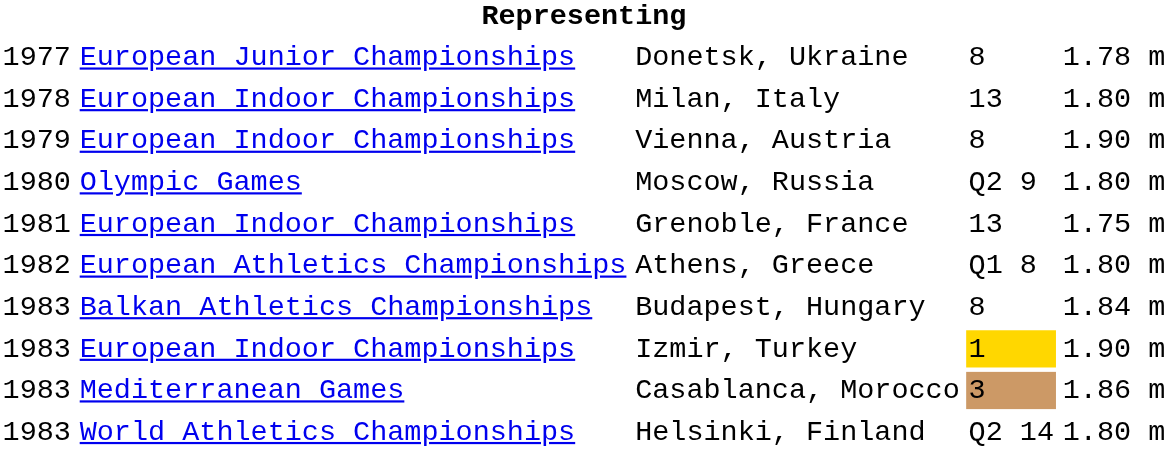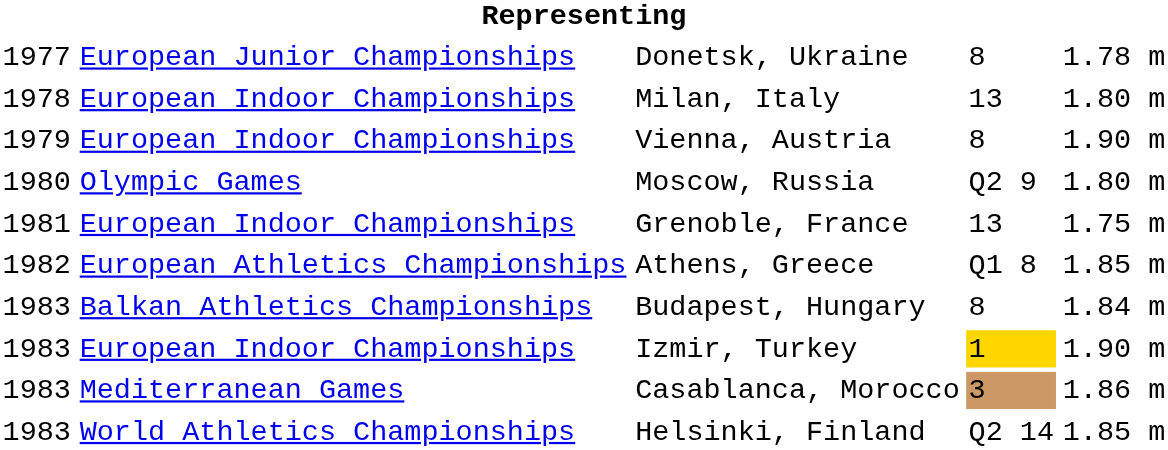(1114, 266) 1.80 m -> (1114, 266) 1.85 m
(1114, 432) 1.80 m -> (1114, 432) 1.85 m
